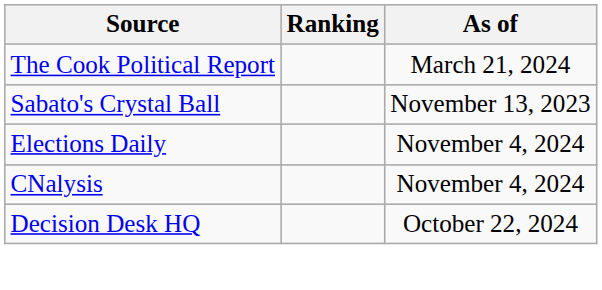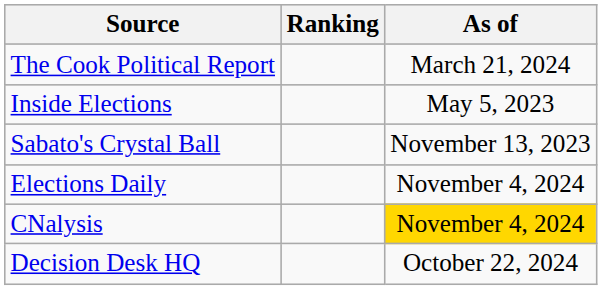+ row: (91, 104)
(490, 183) no background -> (490, 223) gold background
